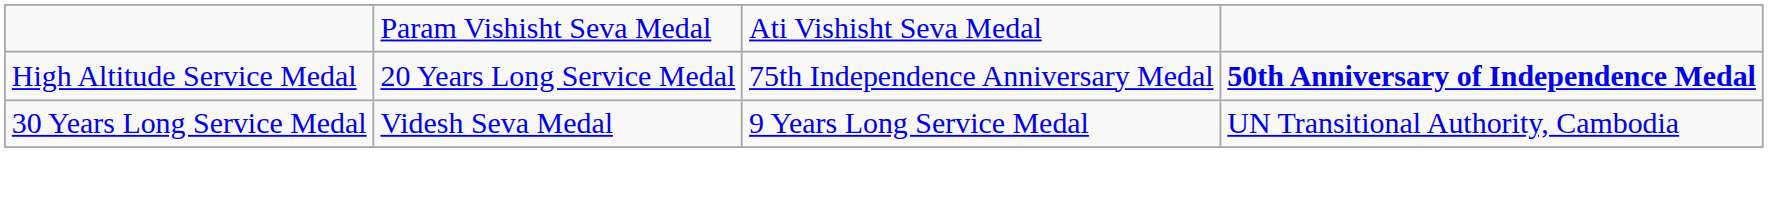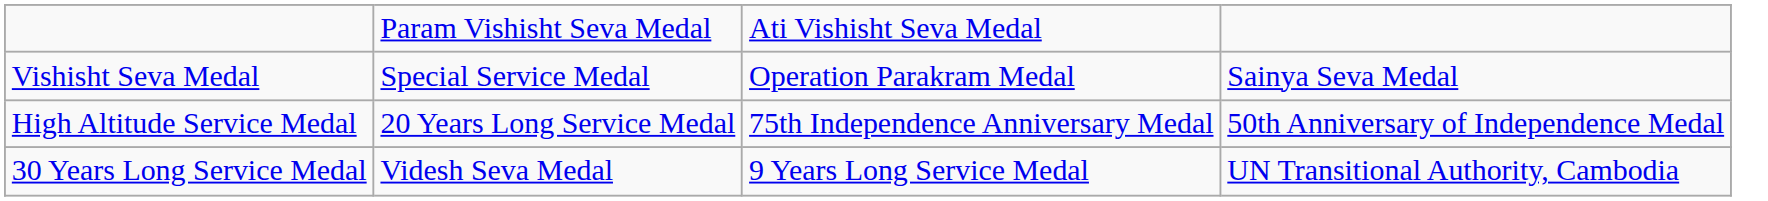+ row: (136, 75)
(1492, 75) bold -> (1476, 123) normal
